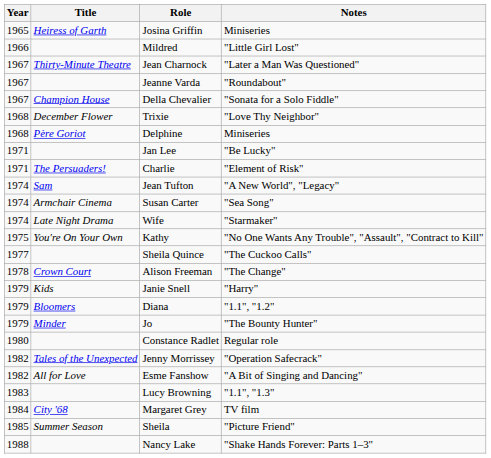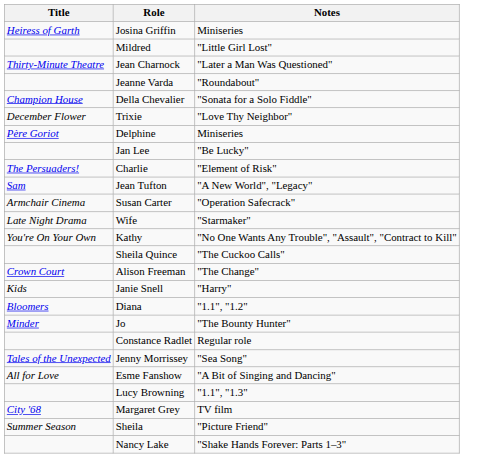- column: (18, 13)
(249, 202) "Sea Song" -> (246, 202) "Operation Safecrack"
(273, 358) "Operation Safecrack" -> (222, 358) "Sea Song"
